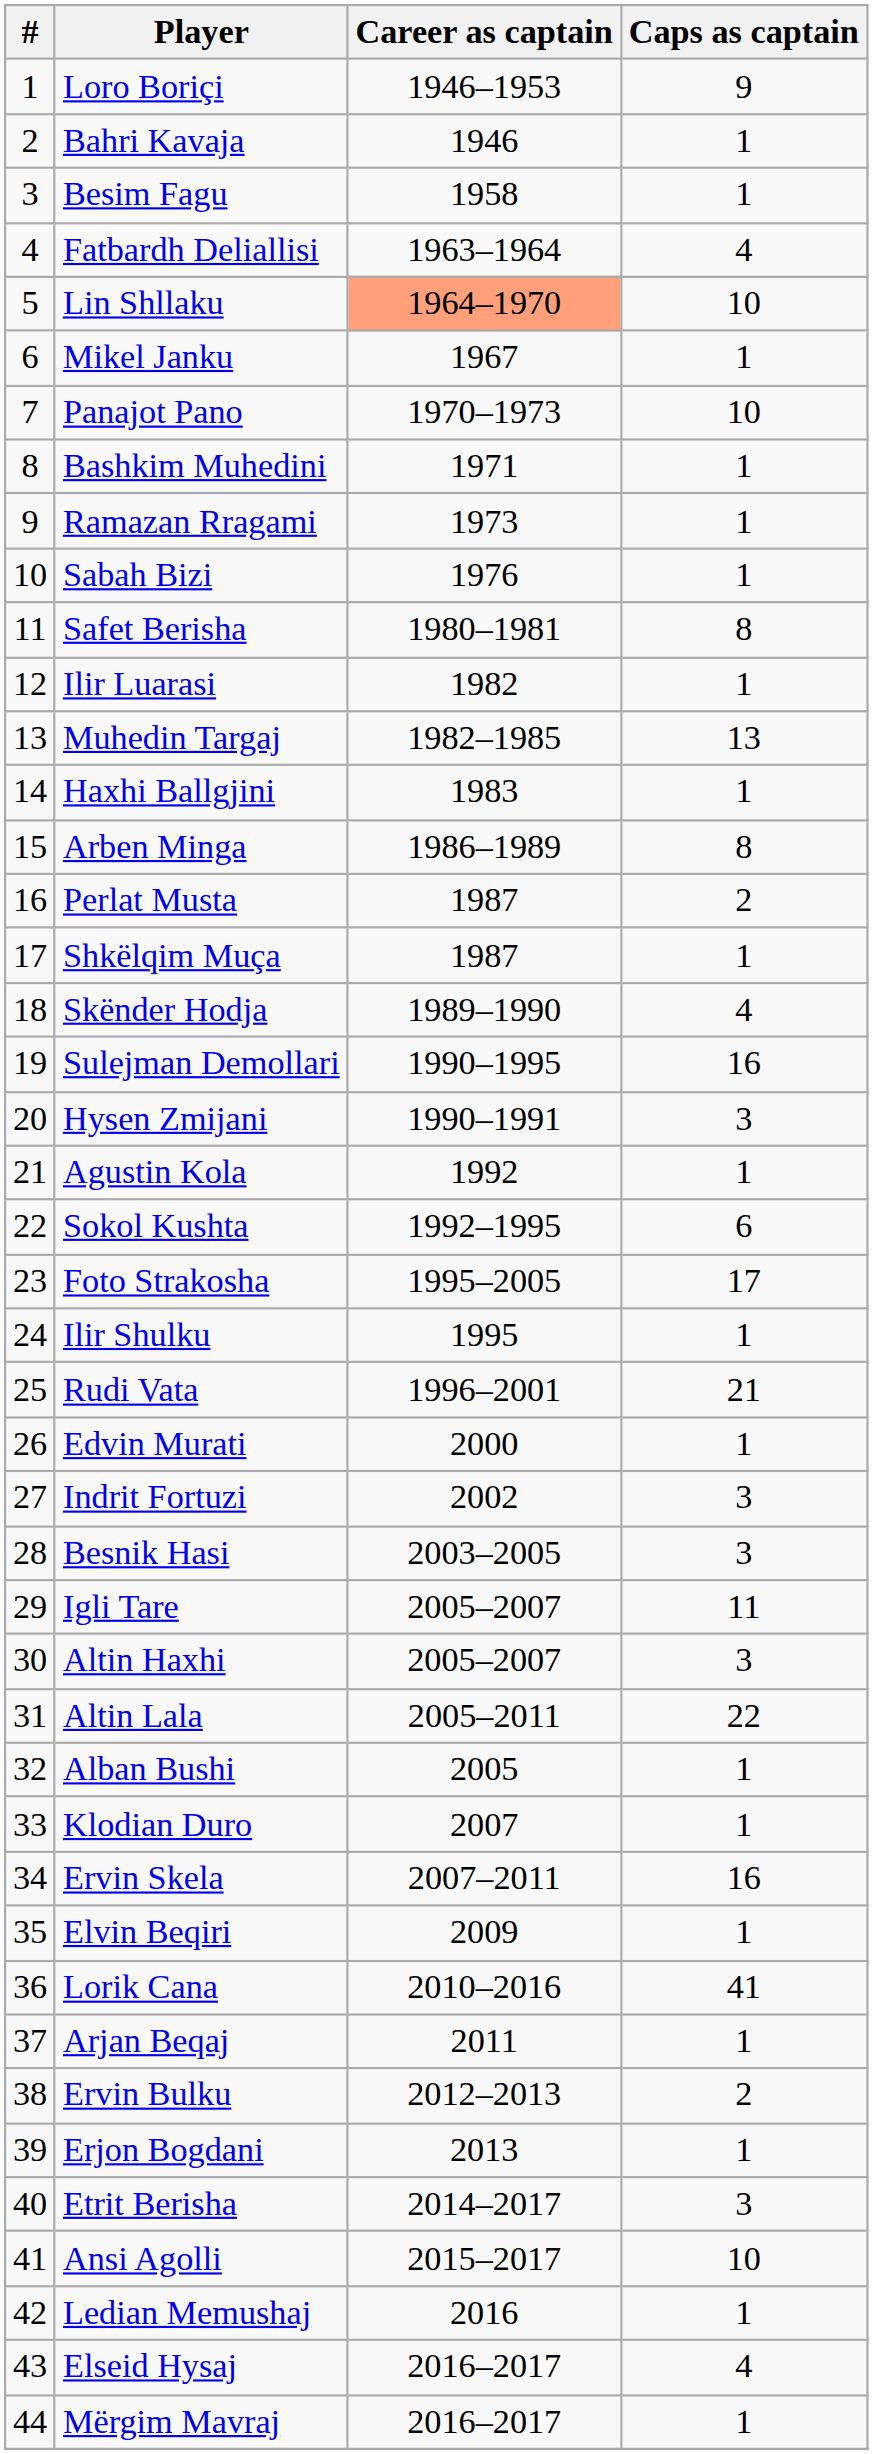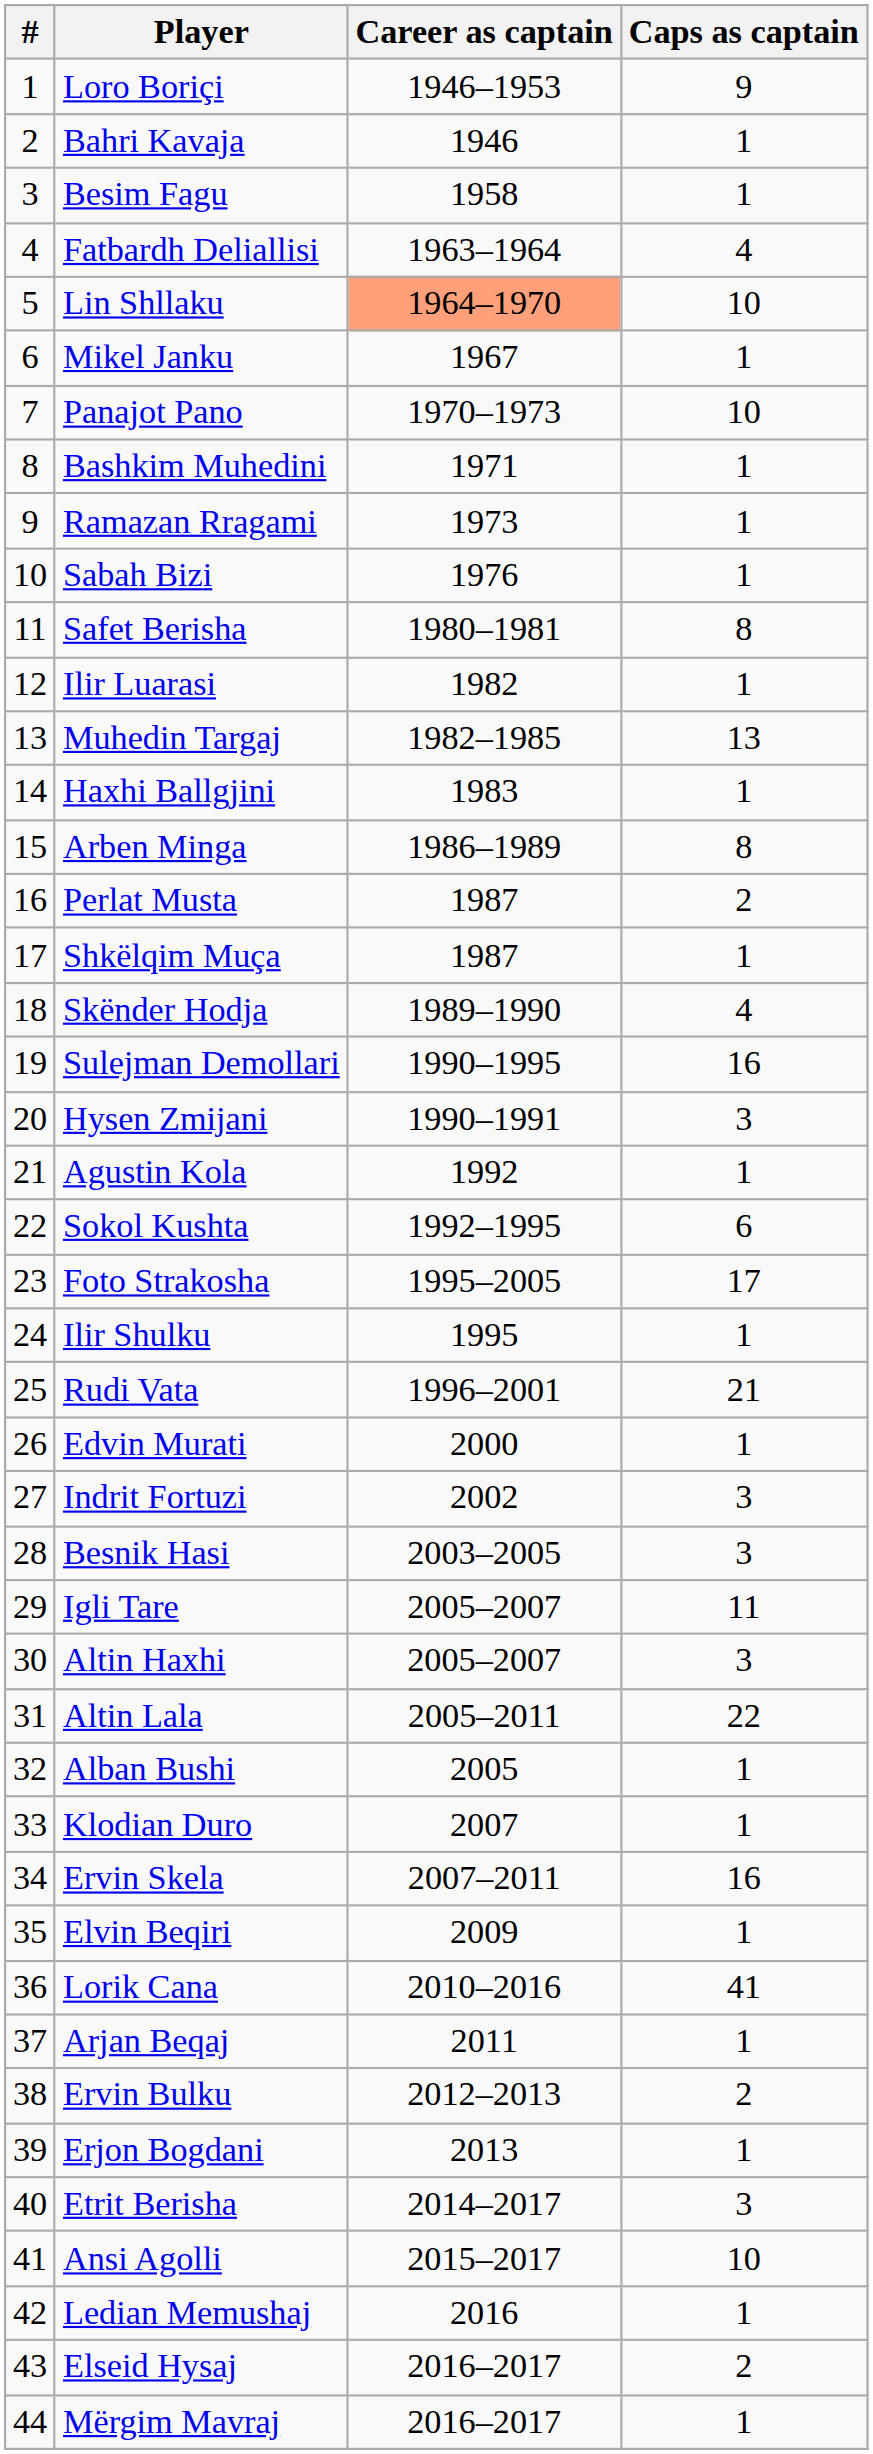(744, 2366) 4 -> (744, 2366) 2
